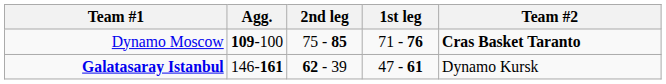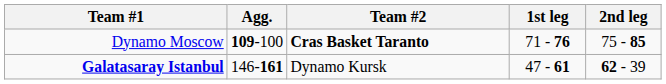columns swapped: (550, 16) <-> (325, 16)
